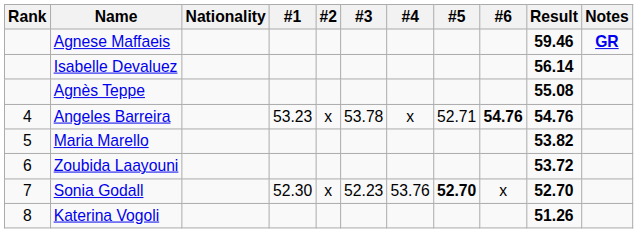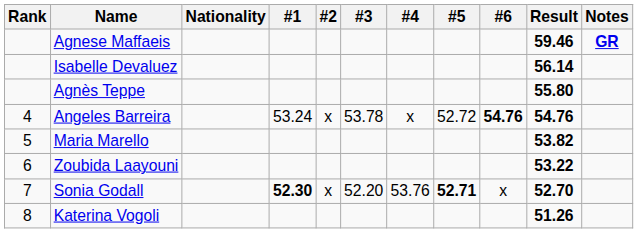(554, 91) 55.08 -> (554, 91) 55.80
(293, 116) 53.23 -> (293, 116) 53.24
(457, 116) 52.71 -> (457, 116) 52.72
(554, 166) 53.72 -> (554, 166) 53.22
(293, 191) normal -> (293, 191) bold
(364, 191) 52.23 -> (364, 191) 52.20
(457, 191) 52.70 -> (457, 191) 52.71
